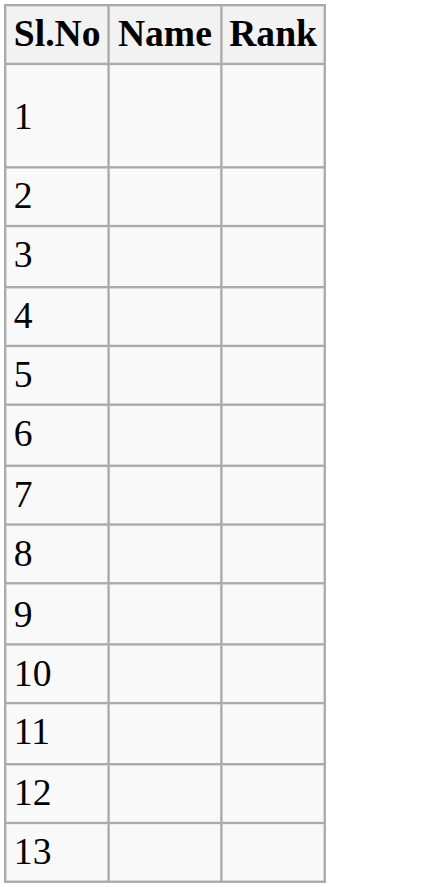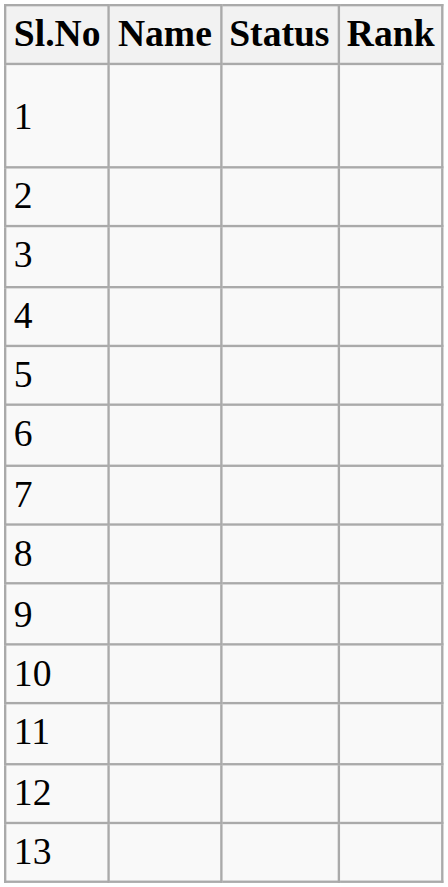+ column: (279, 34)
